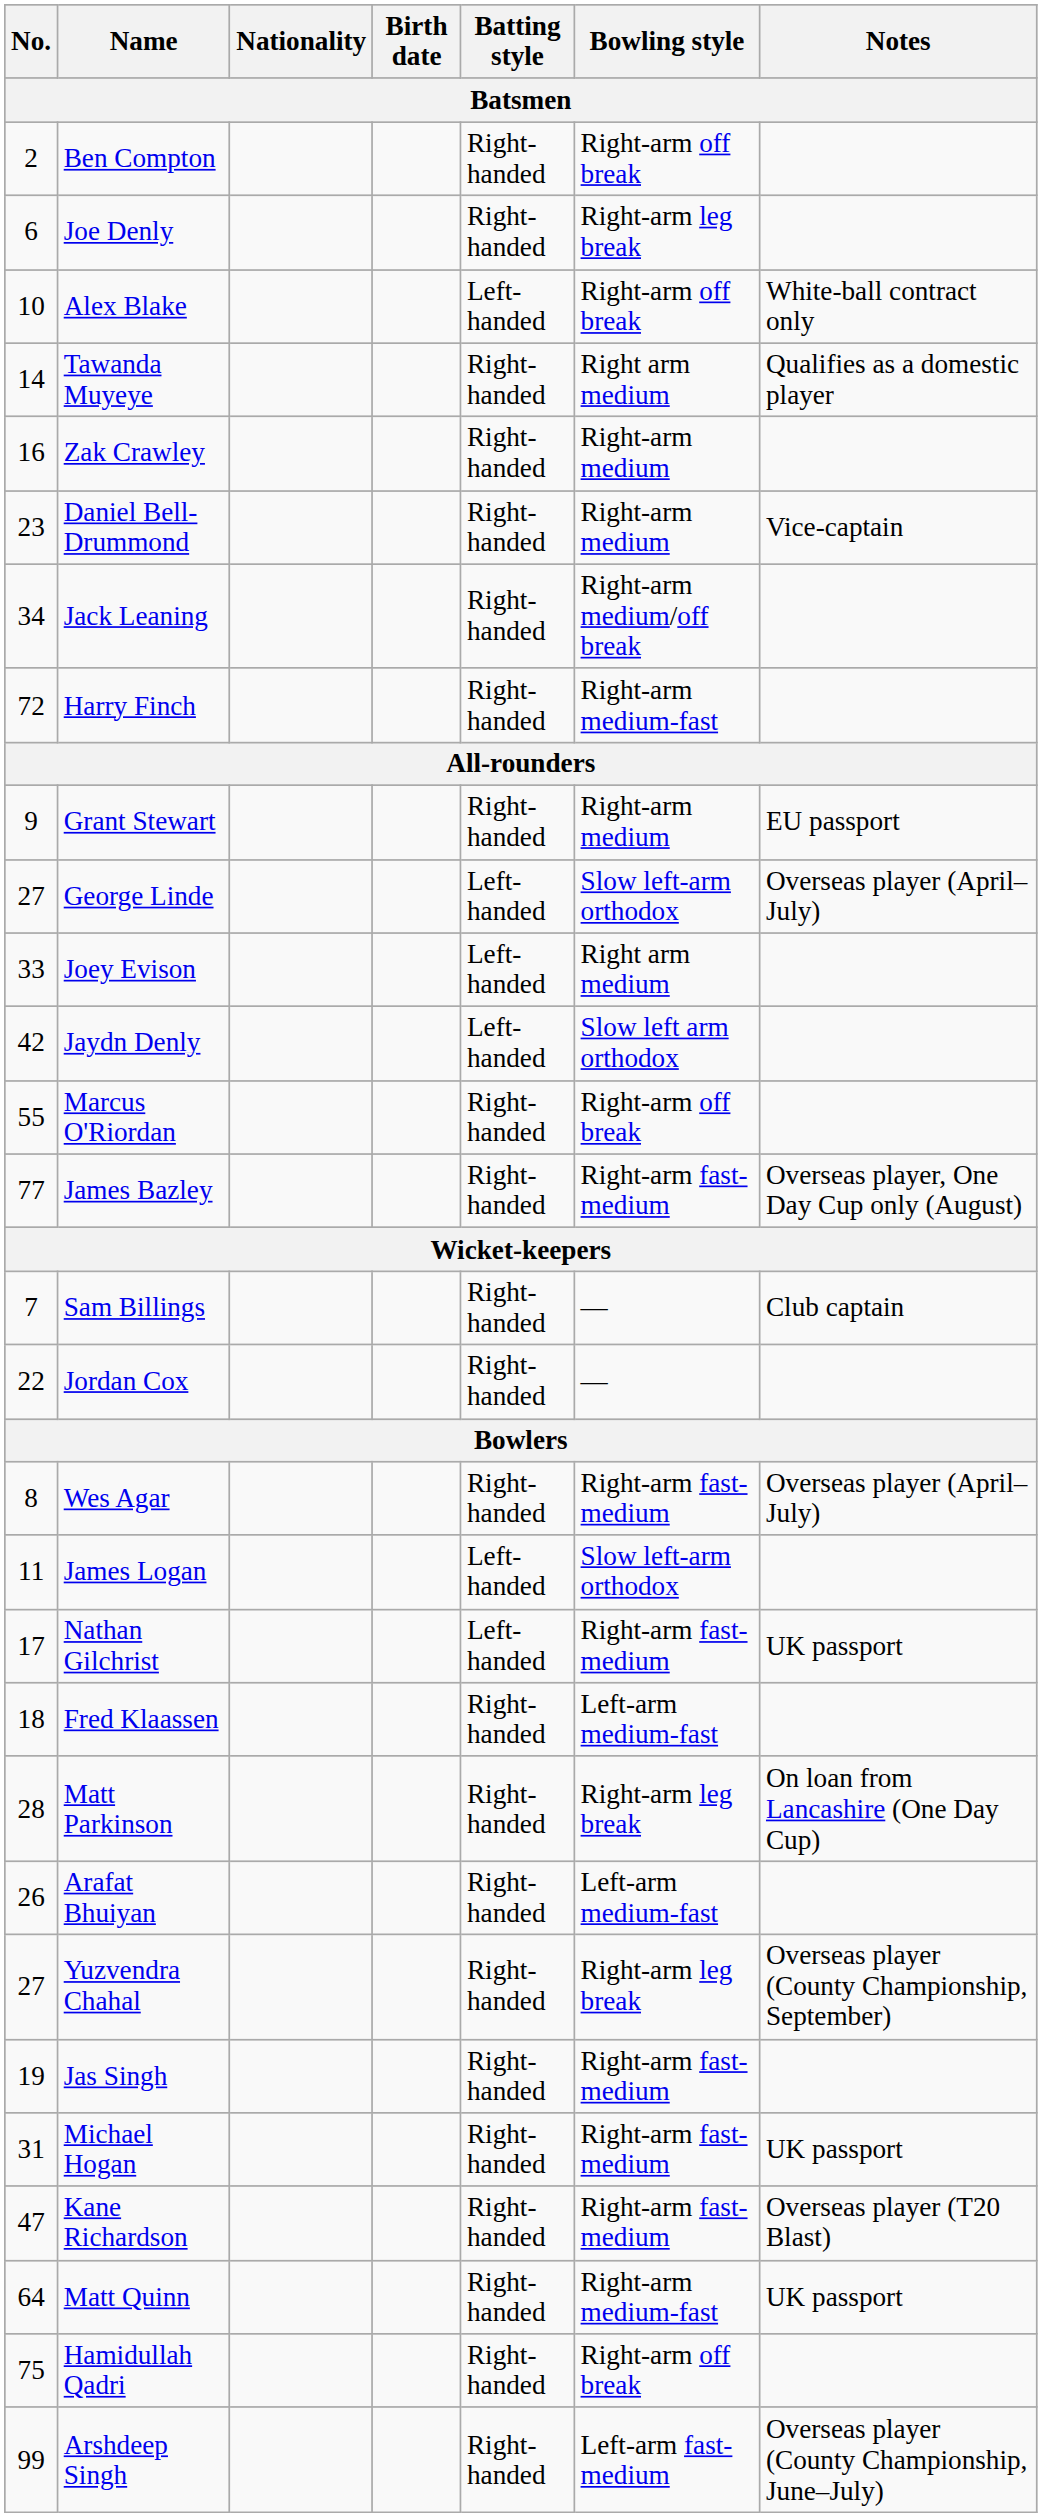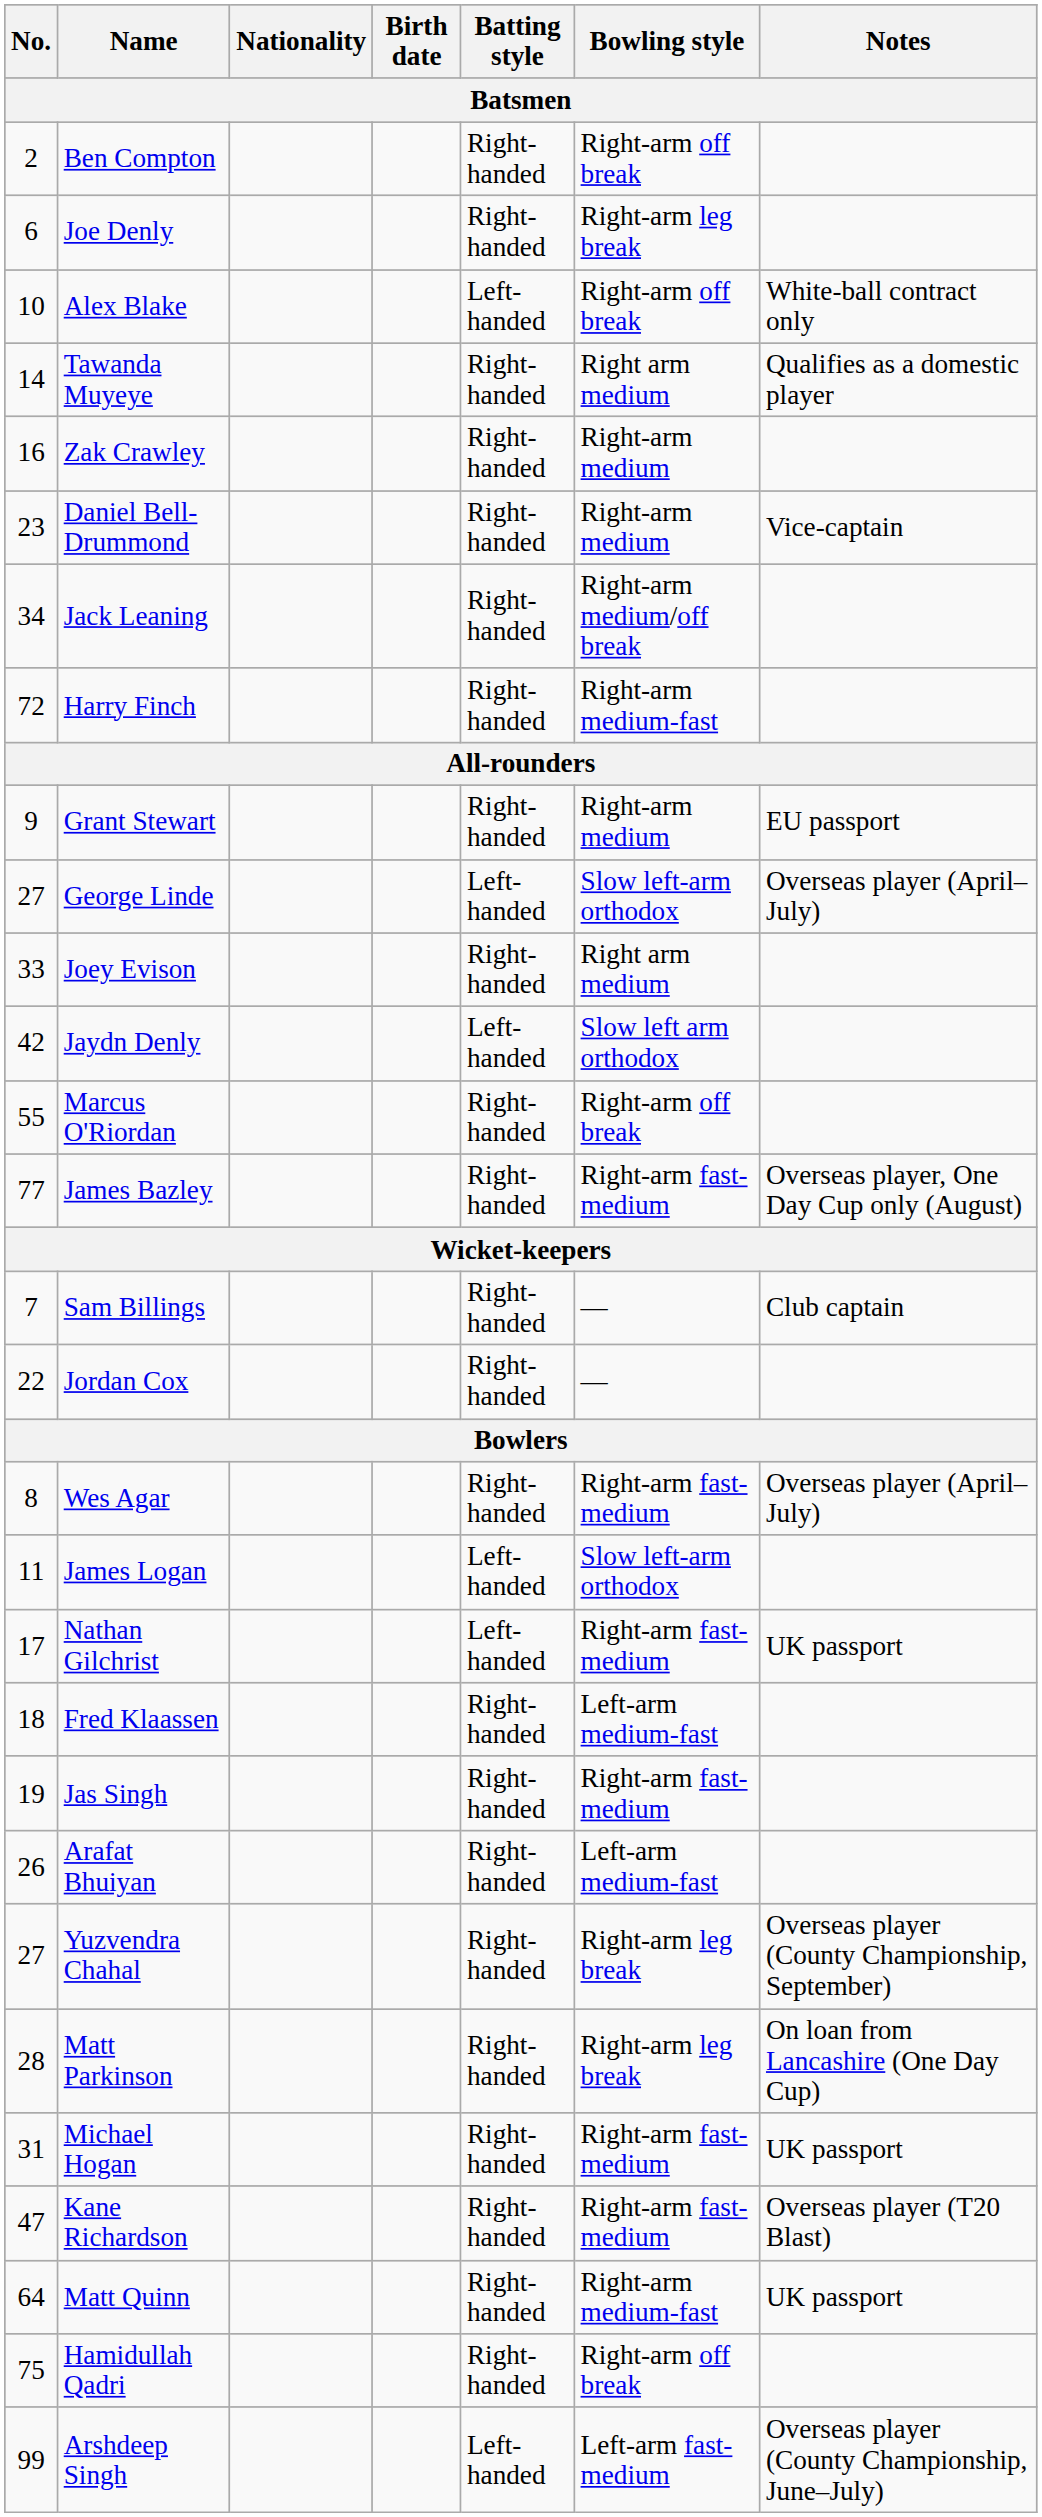(506, 969) Left-handed -> (506, 969) Right-handed
rows swapped: (115, 2075) <-> (118, 1808)
(506, 2459) Right-handed -> (506, 2459) Left-handed
